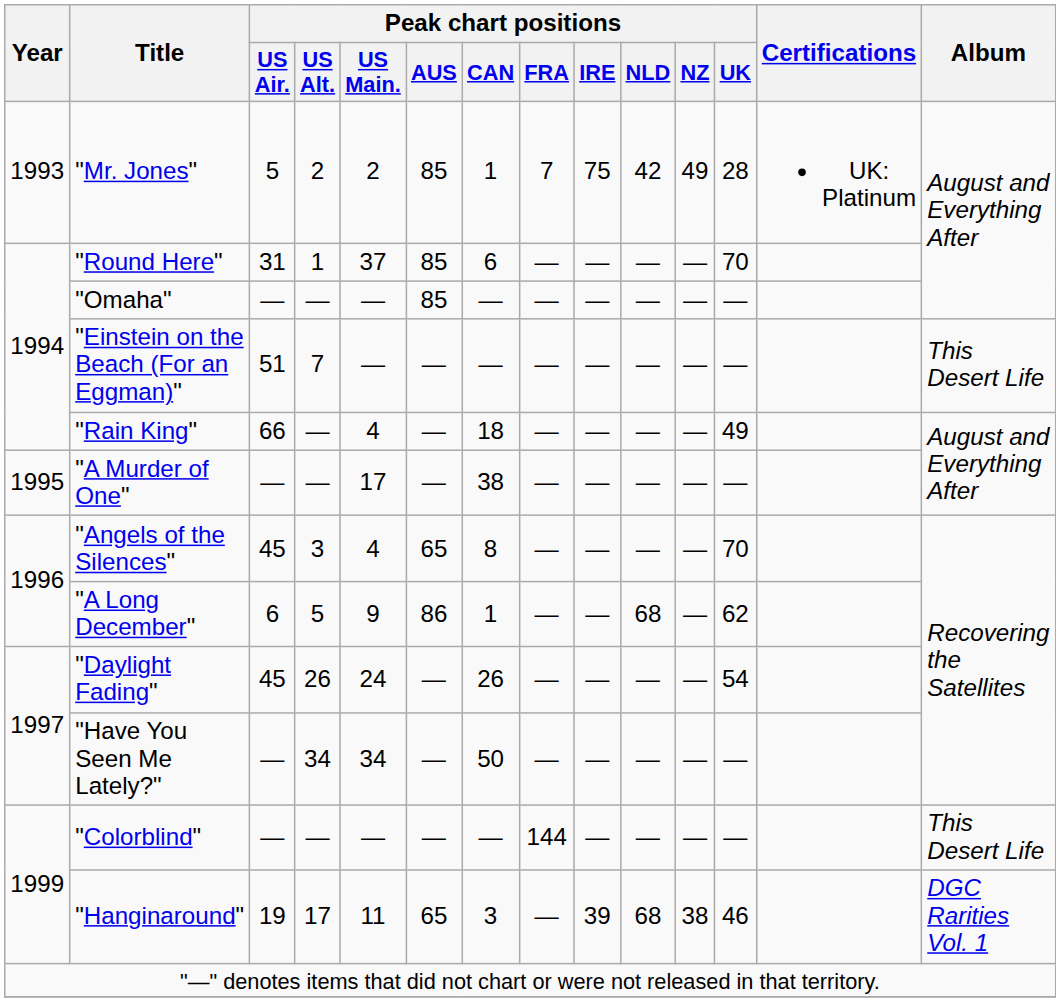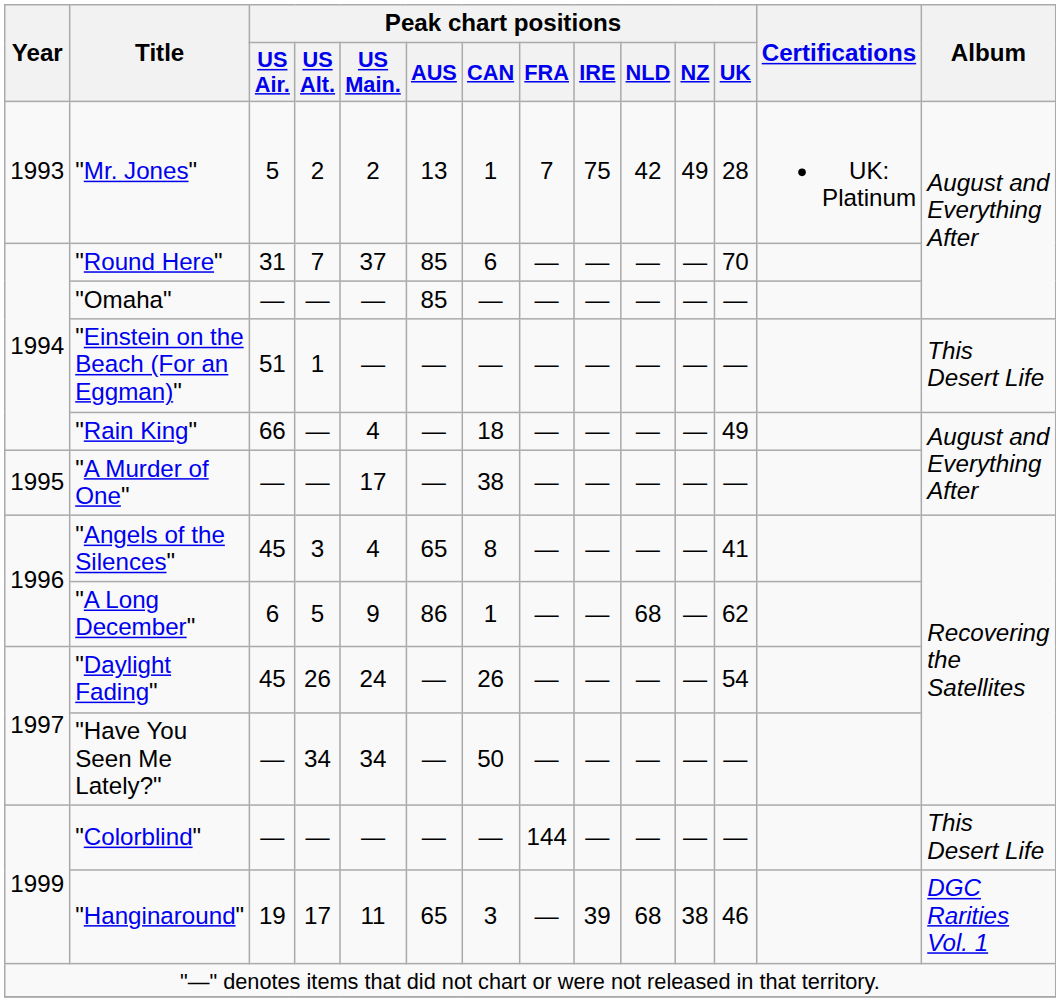(434, 171) 85 -> (434, 171) 13
(318, 261) 1 -> (318, 261) 7
(318, 365) 7 -> (318, 365) 1
(735, 548) 70 -> (735, 548) 41
